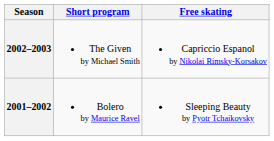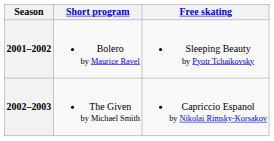rows swapped: (29, 49) <-> (29, 107)
